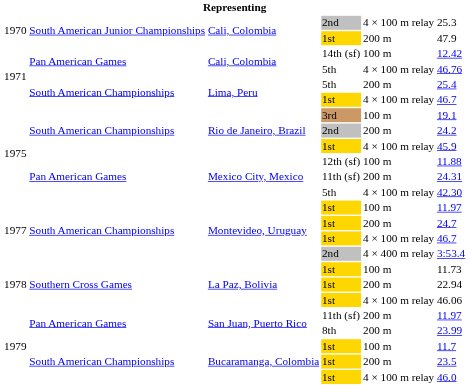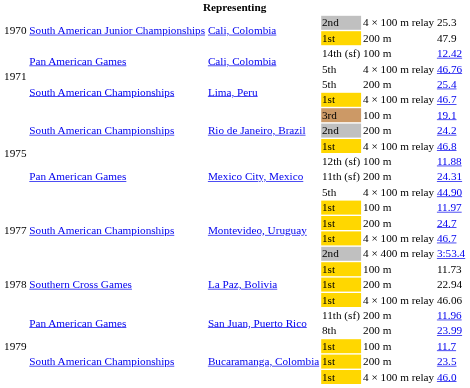(447, 146) 45.9 -> (447, 146) 46.8
(449, 192) 42.30 -> (449, 192) 44.90
(449, 315) 11.97 -> (449, 315) 11.96
